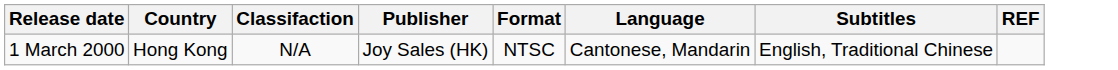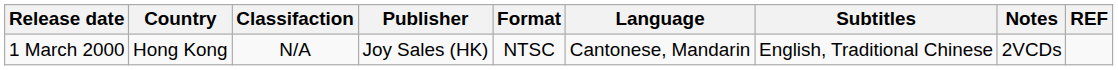+ column: (1032, 19)
